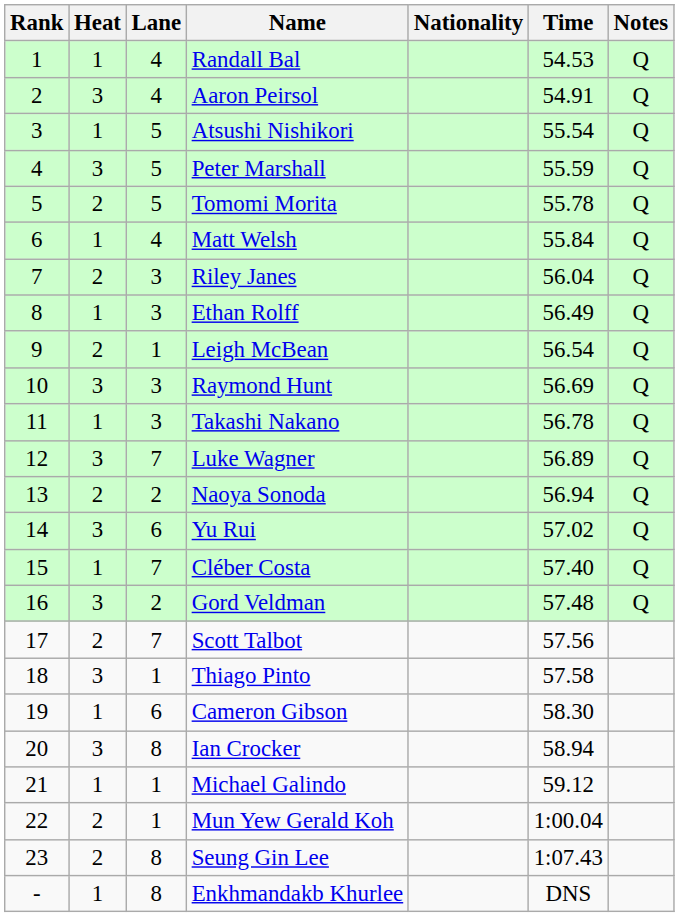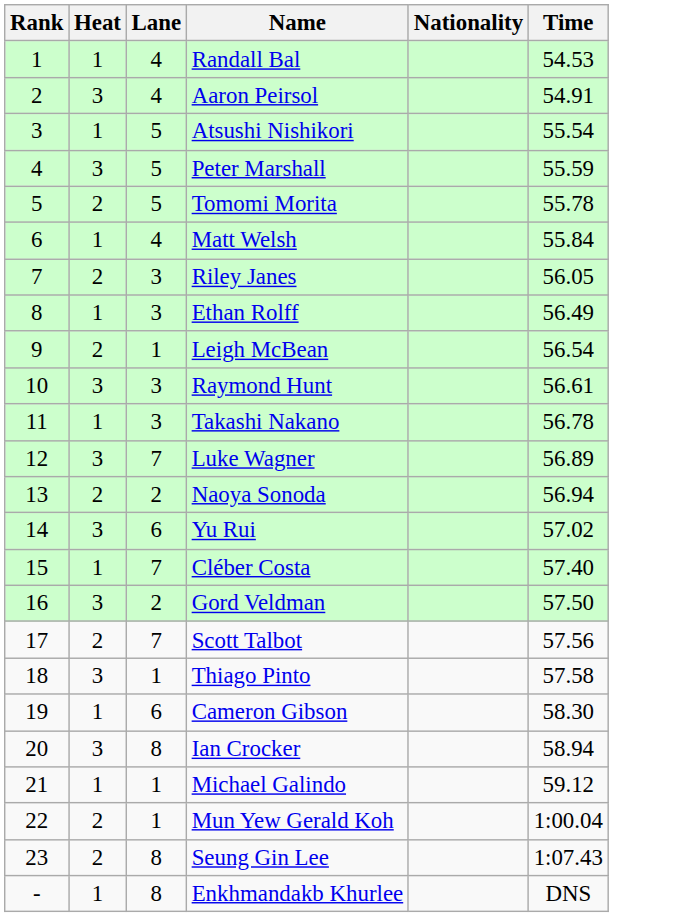- column: (641, 22)
(568, 276) 56.04 -> (568, 276) 56.05
(568, 385) 56.69 -> (568, 385) 56.61
(568, 603) 57.48 -> (568, 603) 57.50
